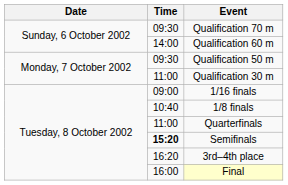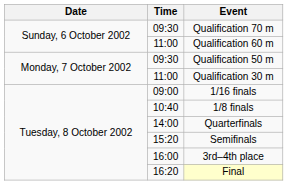(166, 44) 14:00 -> (166, 44) 11:00
(166, 124) 11:00 -> (166, 124) 14:00
(166, 140) bold -> (166, 140) normal
(166, 156) 16:20 -> (166, 156) 16:00
(166, 172) 16:00 -> (166, 172) 16:20
